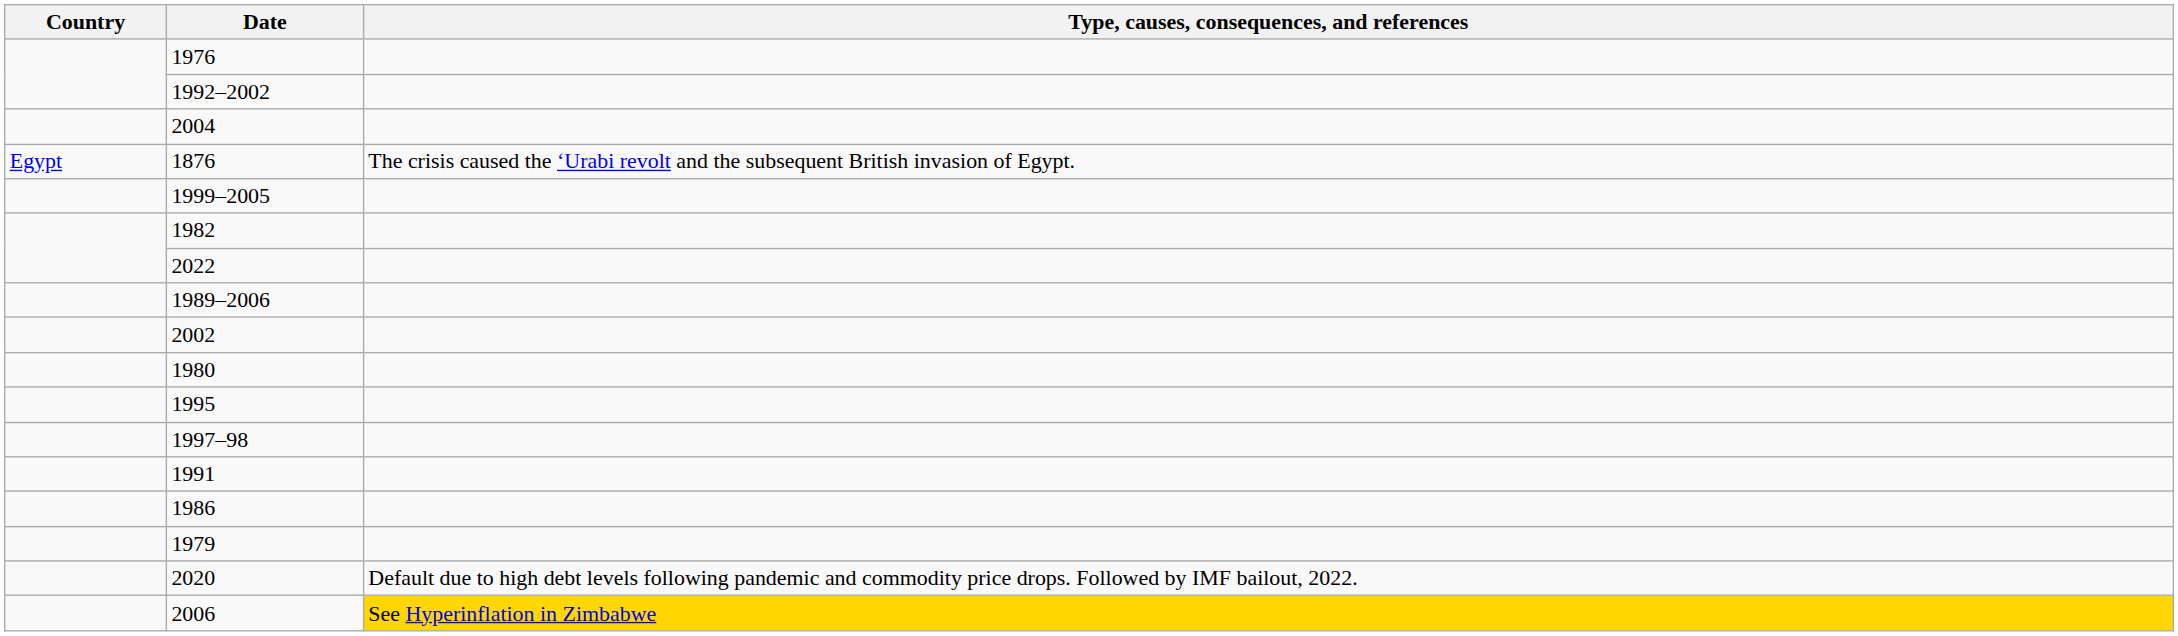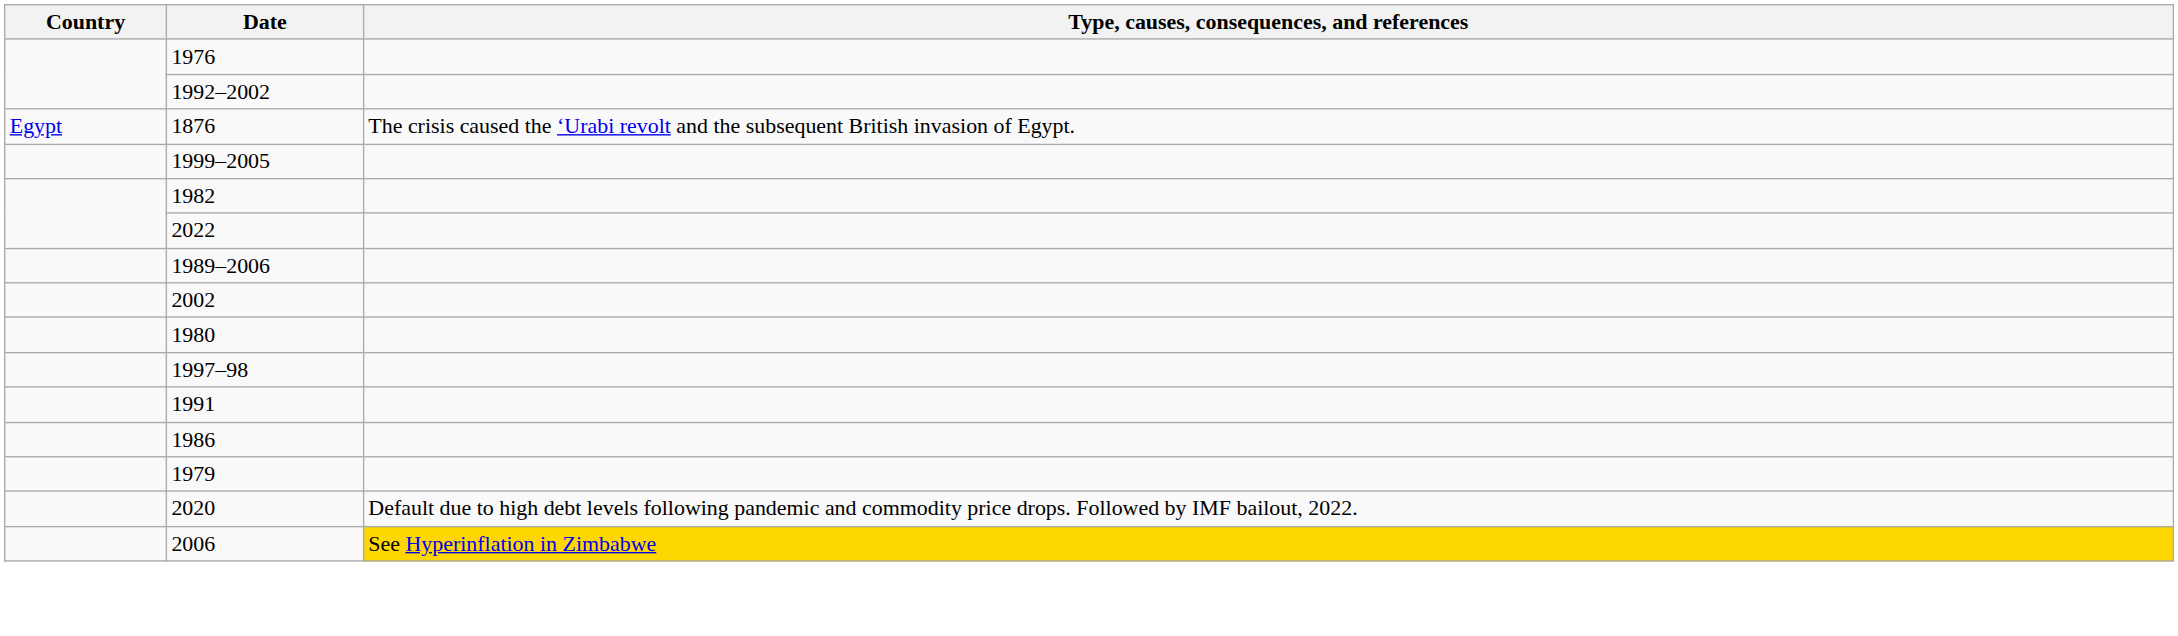- row: (193, 126)
- row: (193, 404)
